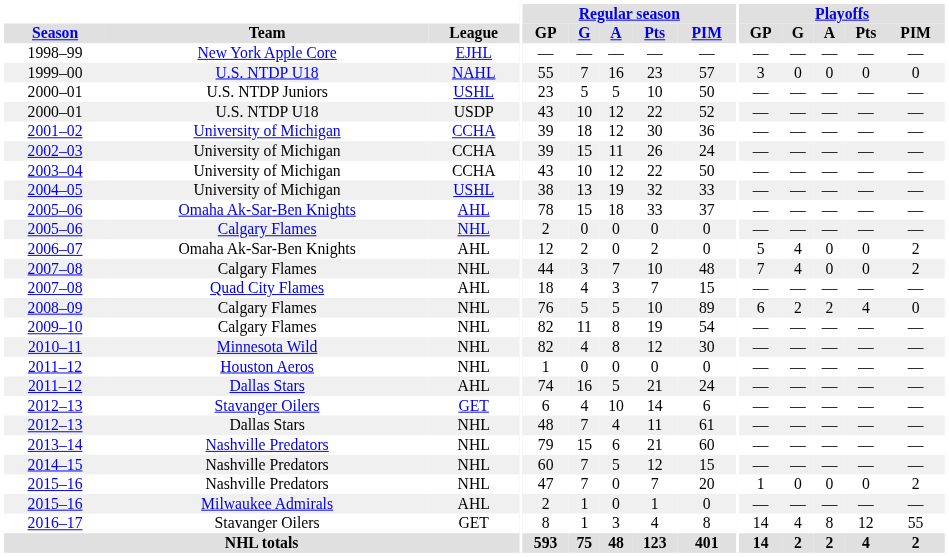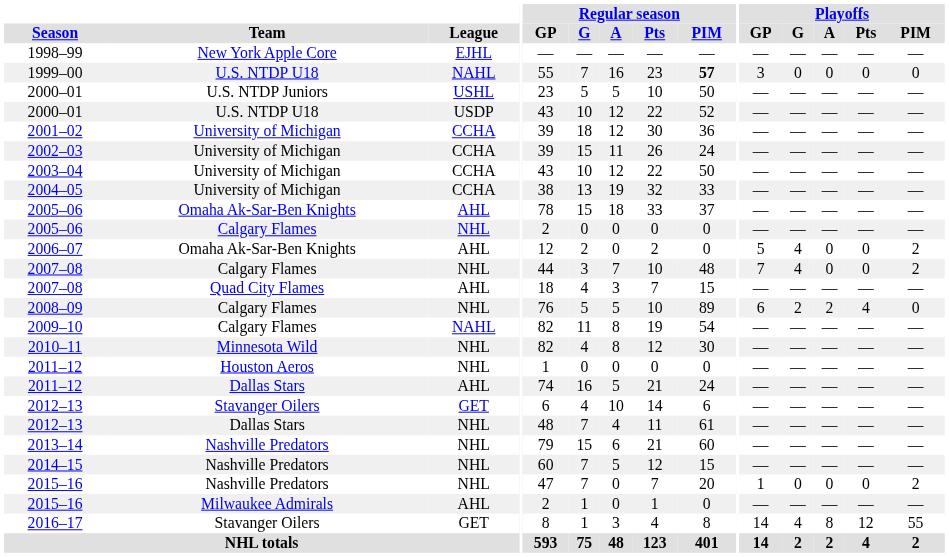(707, 72) normal -> (707, 72) bold
(474, 190) USHL -> (474, 190) CCHA
(474, 327) NHL -> (474, 327) NAHL
